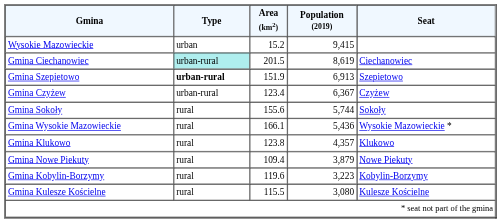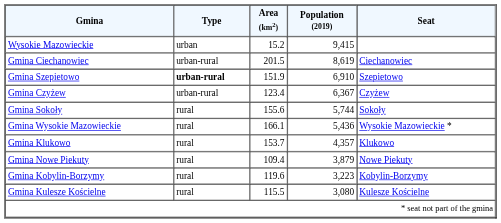(197, 60) paleturquoise background -> (197, 60) no background
(344, 77) 6,913 -> (344, 77) 6,910
(274, 143) 123.8 -> (274, 143) 153.7
